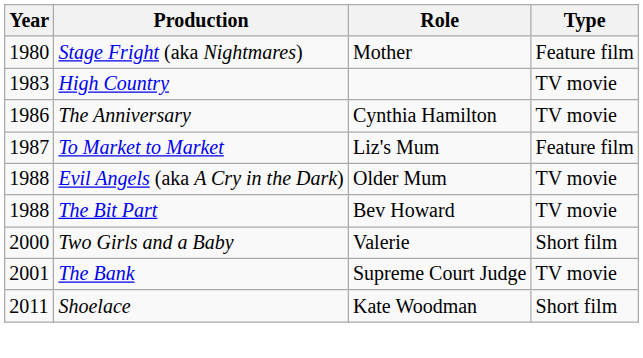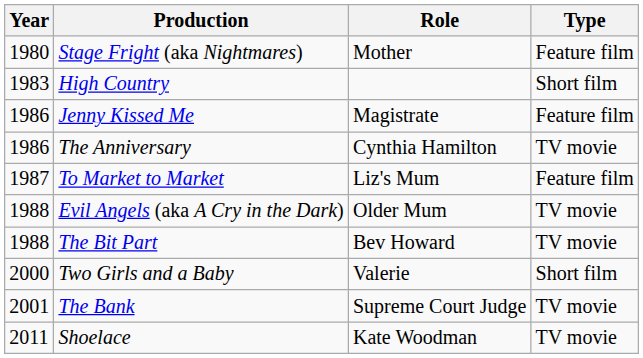(576, 83) TV movie -> (576, 83) Short film
+ row: (126, 115)
(576, 305) Short film -> (576, 337) TV movie
